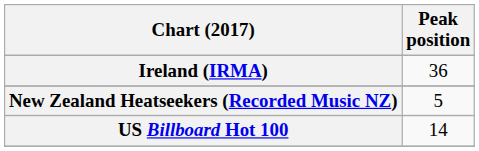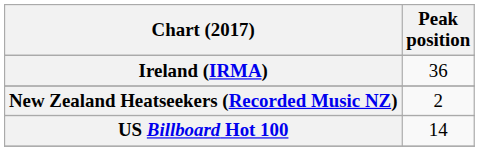(438, 100) 5 -> (438, 100) 2
